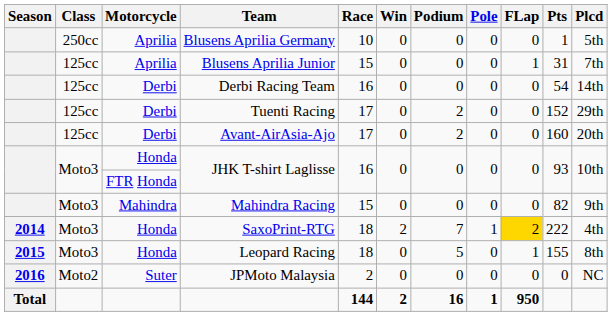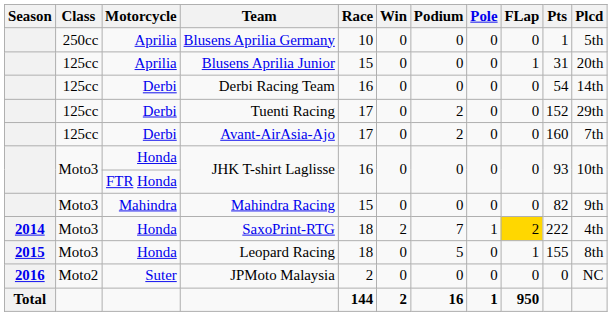(594, 63) 7th -> (590, 63) 20th
(590, 134) 20th -> (594, 134) 7th
